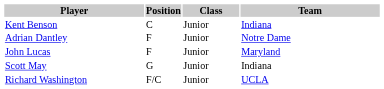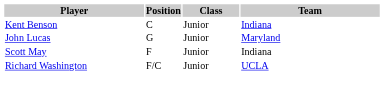- row: (36, 38)
(149, 52) F -> (150, 38) G
(150, 66) G -> (149, 52) F
